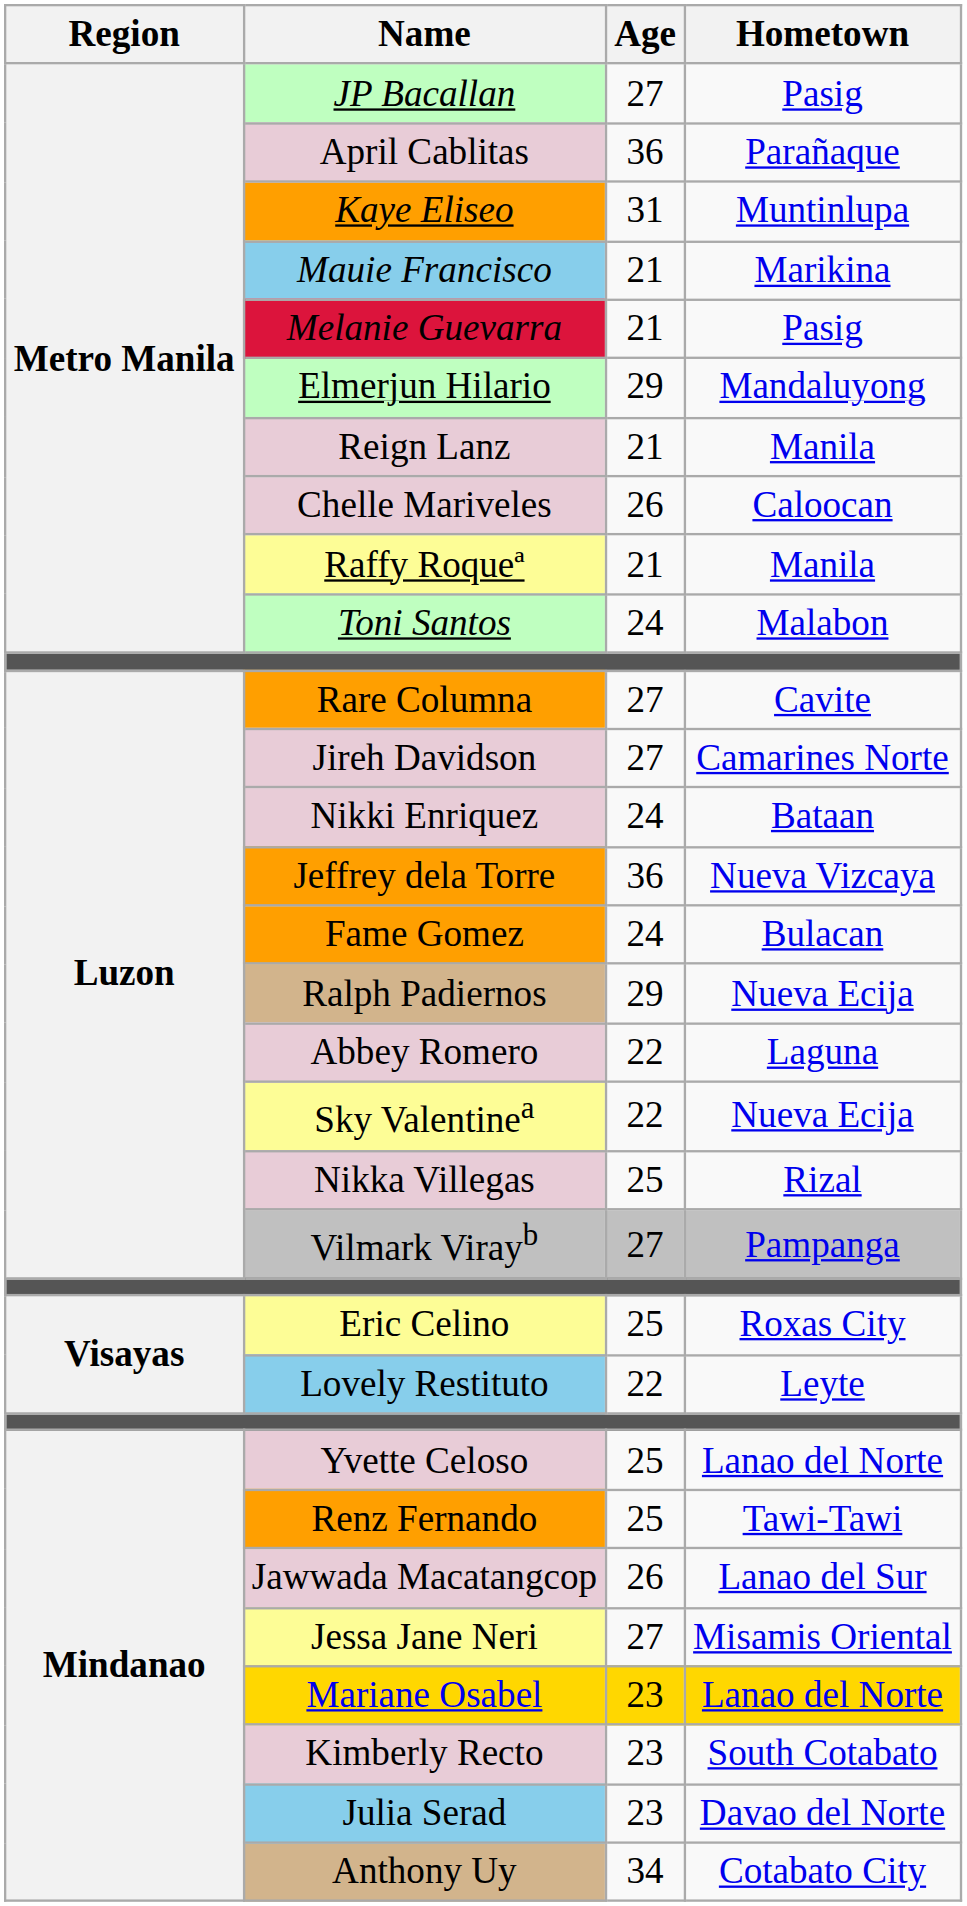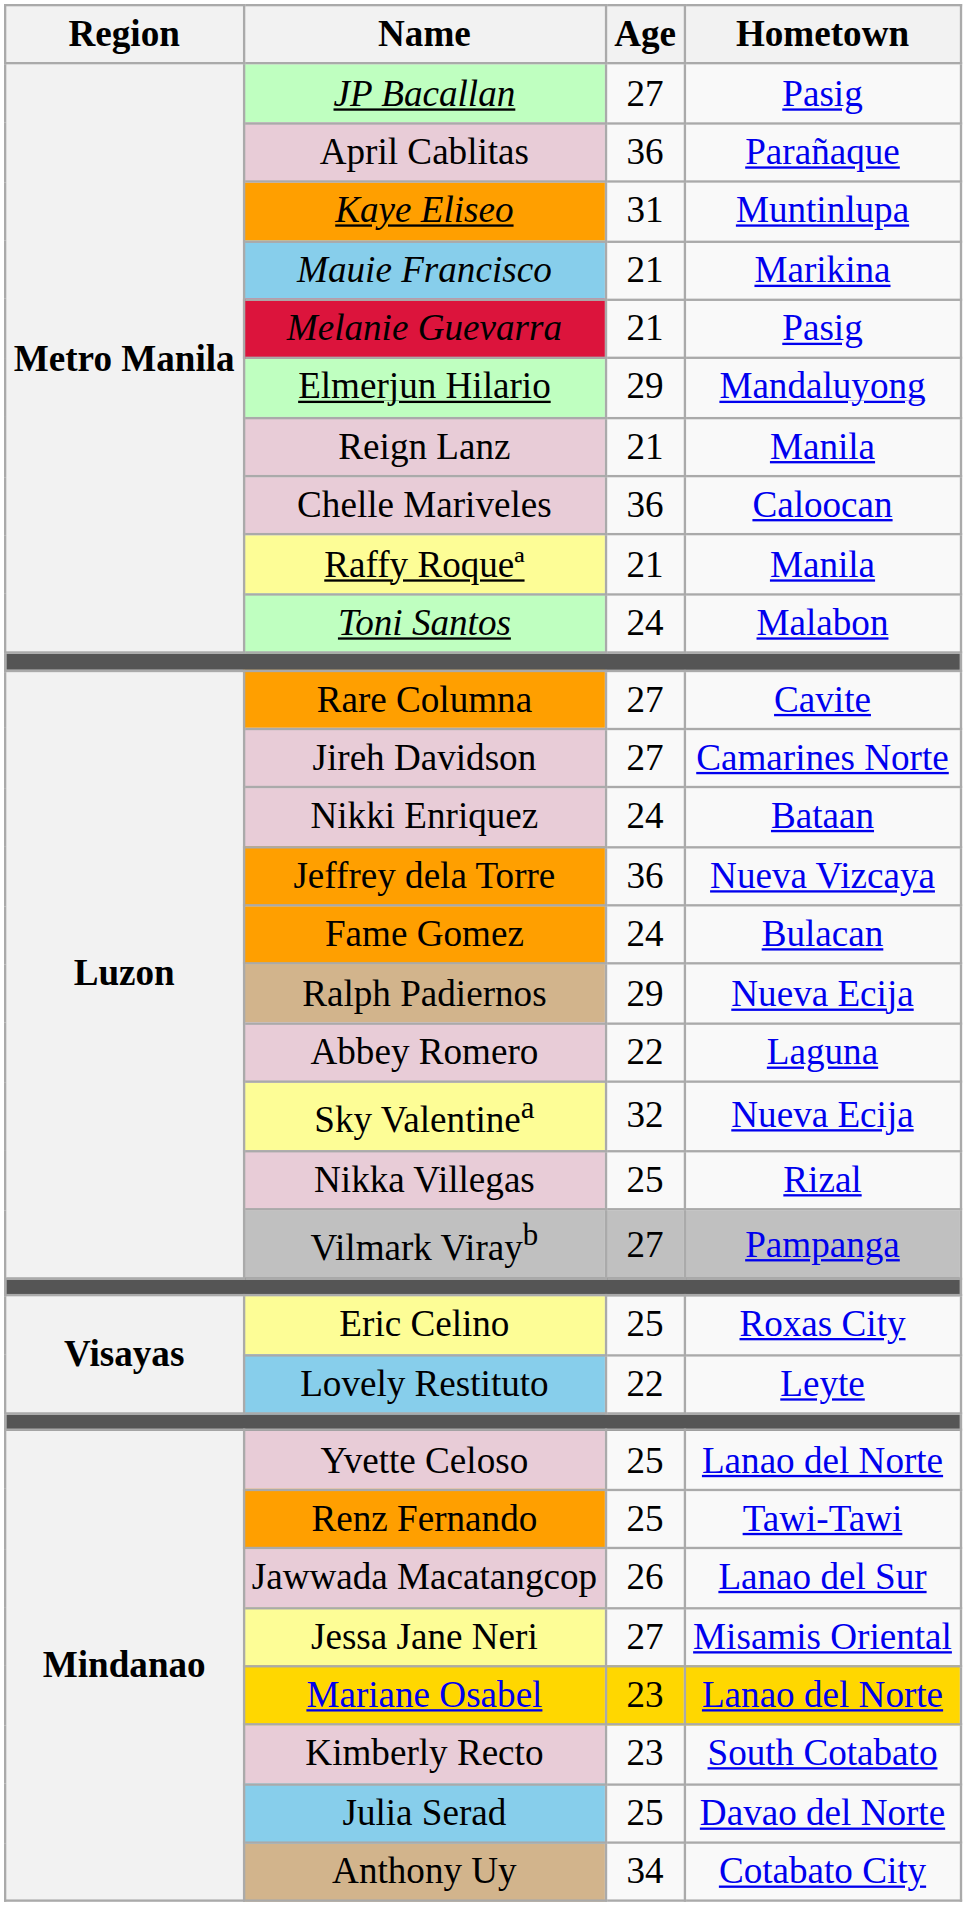(645, 504) 26 -> (645, 504) 36
(645, 1115) 22 -> (645, 1115) 32
(645, 1812) 23 -> (645, 1812) 25
